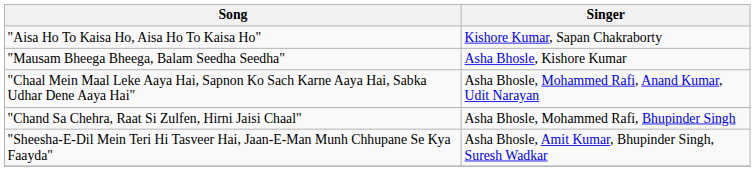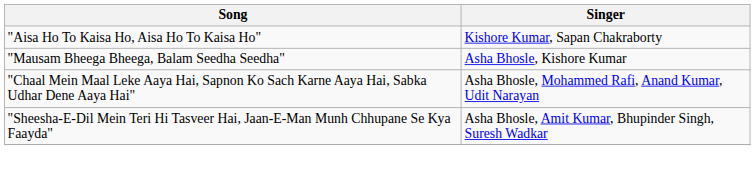- row: (155, 118)
